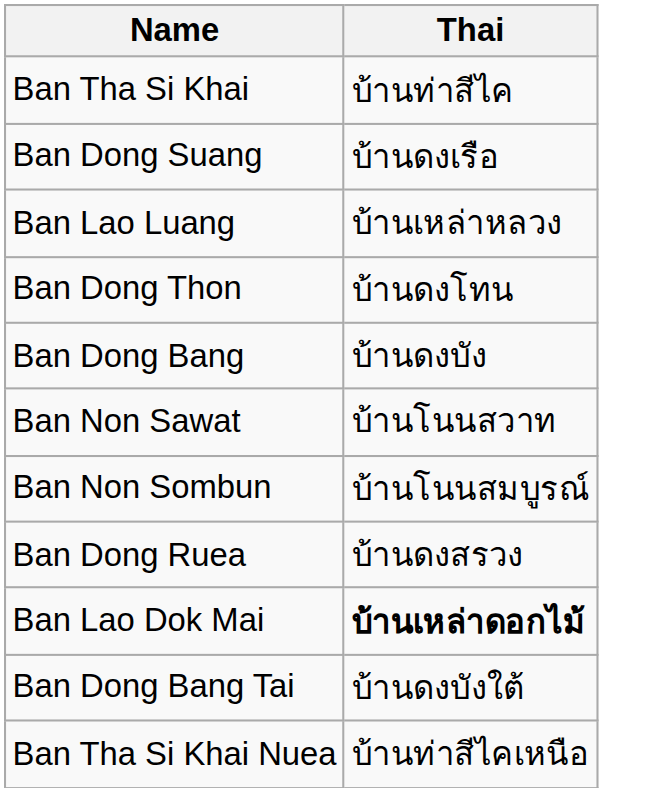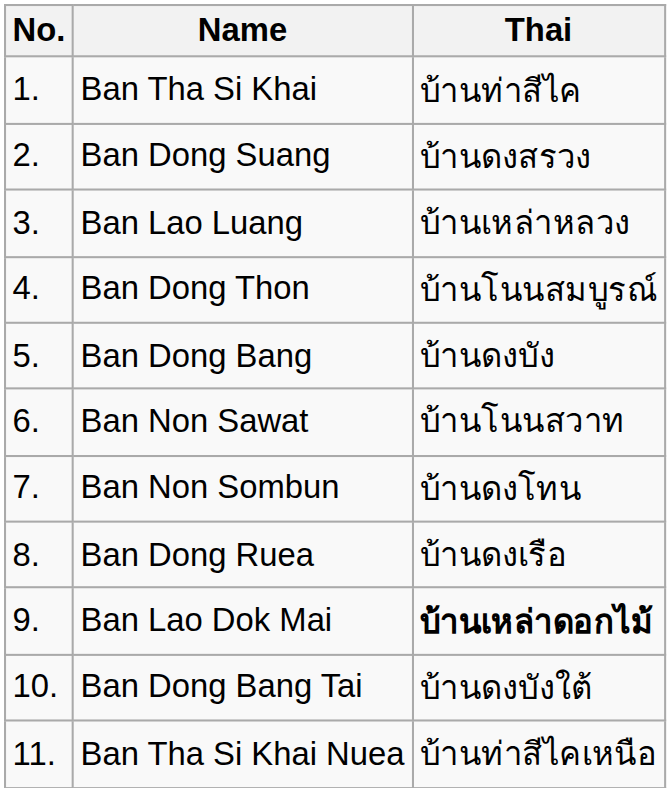+ column: (39, 30)
(425, 157) บ้านดงเรือ -> (506, 157) บ้านดงสรวง
(433, 289) บ้านดงโทน -> (539, 289) บ้านโนนสมบูรณ์
(471, 488) บ้านโนนสมบูรณ์ -> (501, 488) บ้านดงโทน
(438, 555) บ้านดงสรวง -> (493, 555) บ้านดงเรือ
